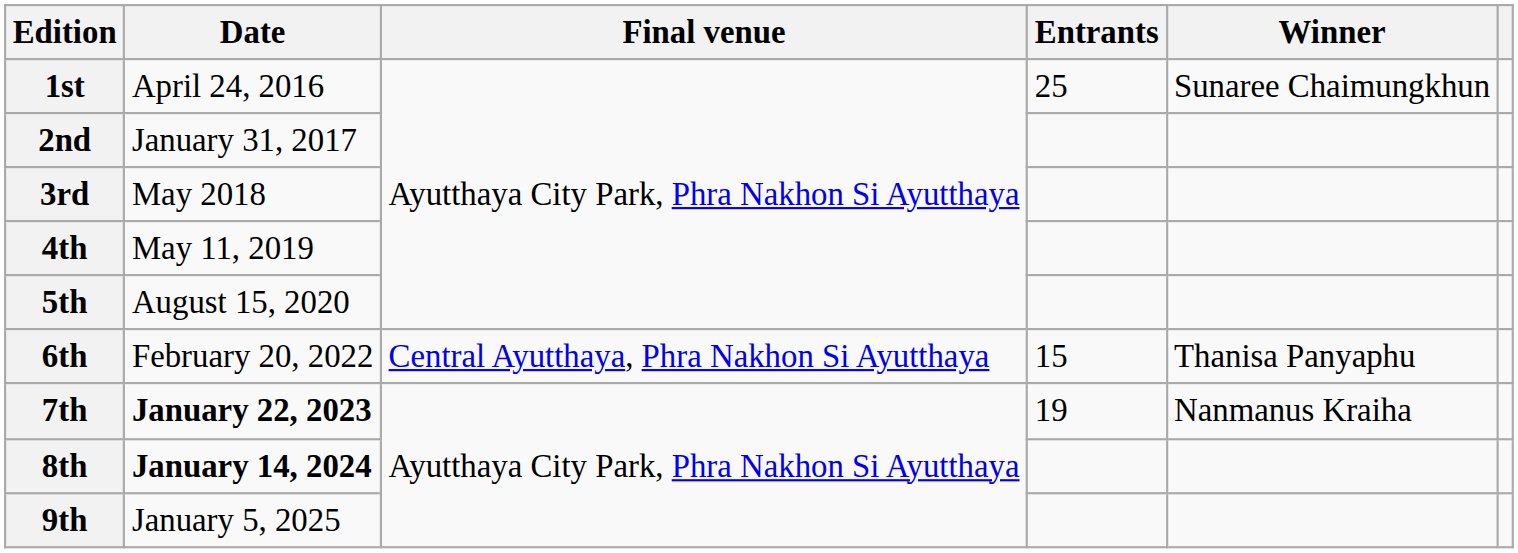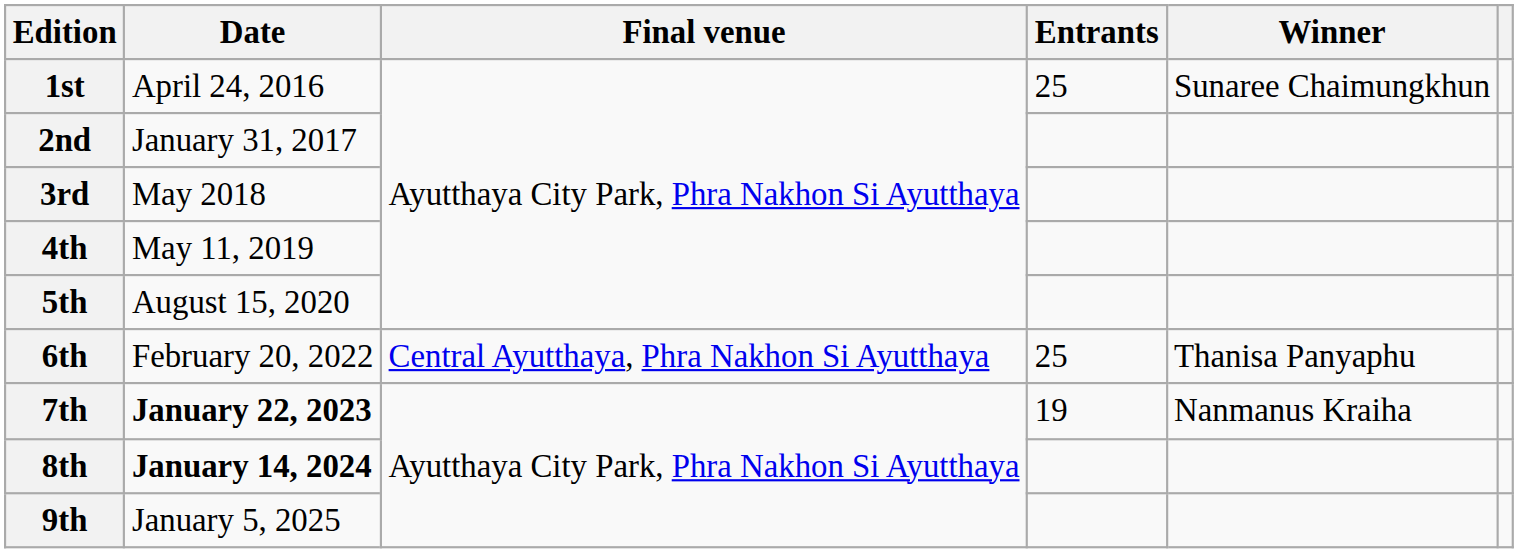(1051, 356) 15 -> (1051, 356) 25
